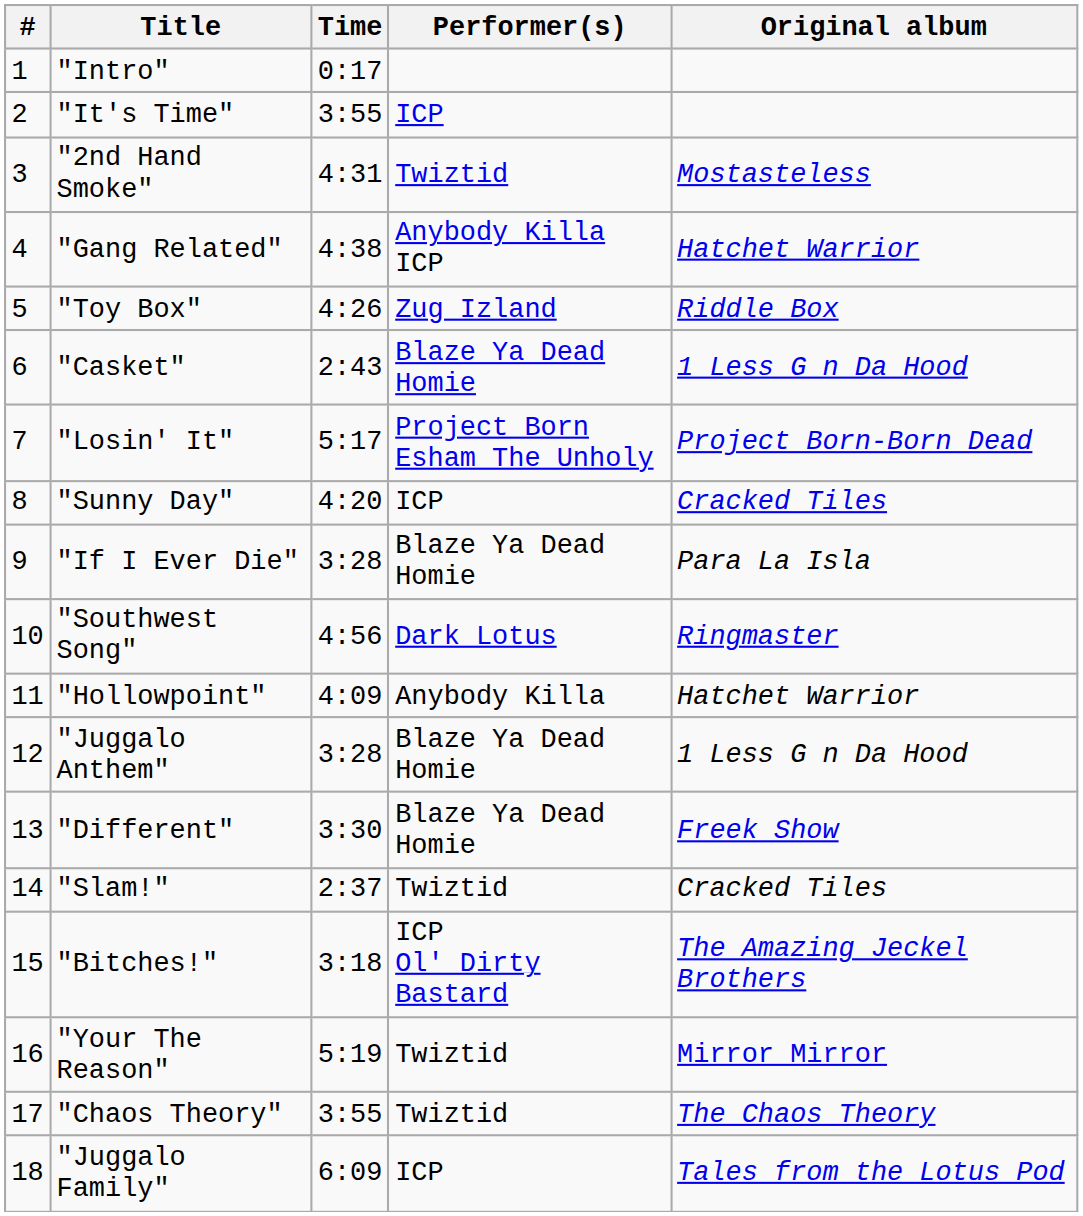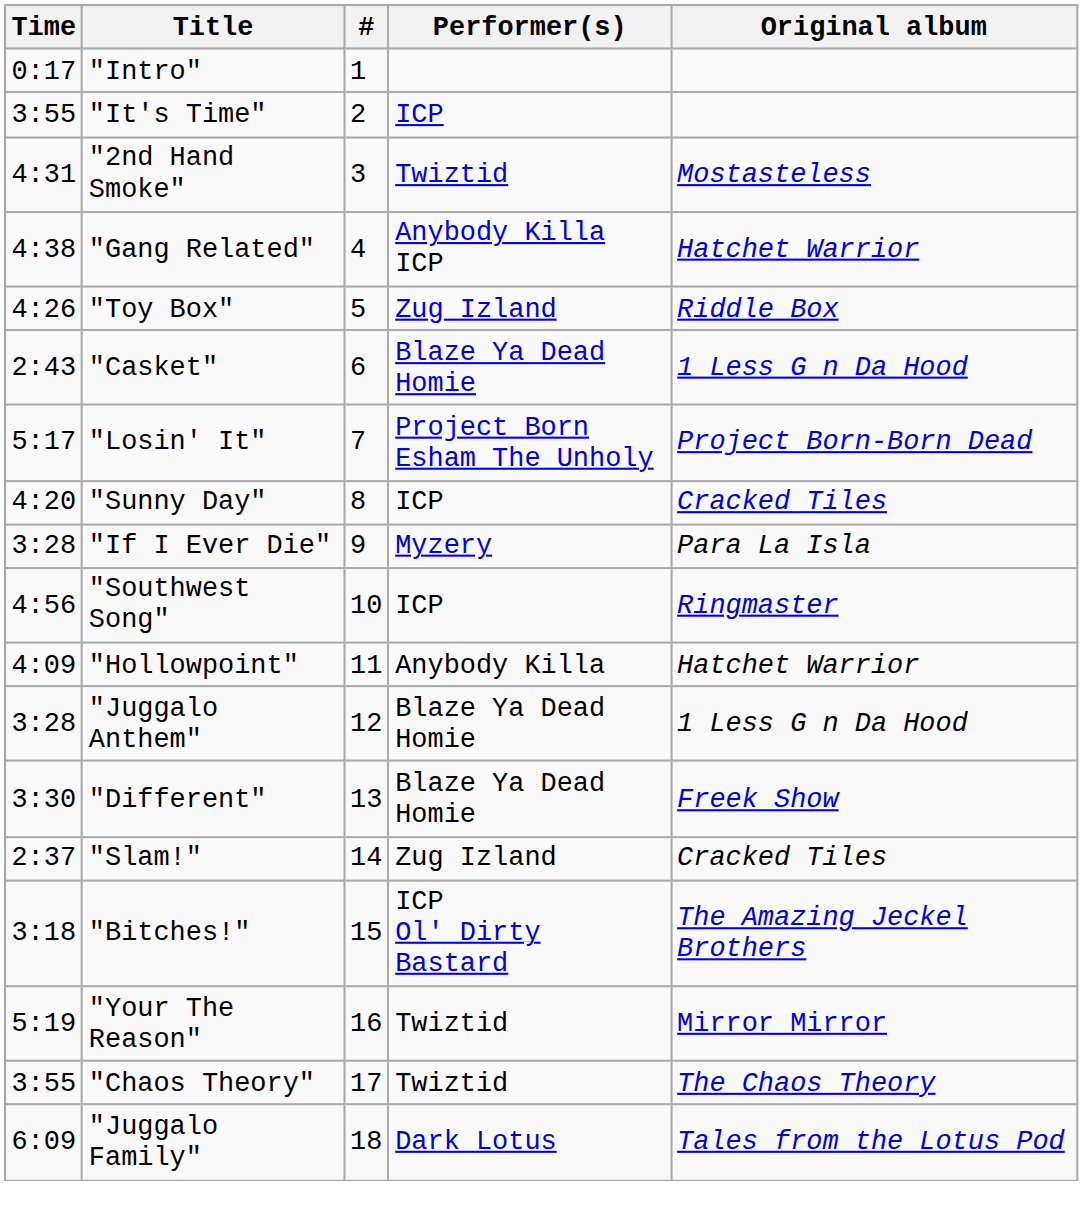columns swapped: (28, 27) <-> (350, 27)
(500, 561) Blaze Ya Dead Homie -> (444, 546) Myzery
(476, 636) Dark Lotus -> (419, 605) ICP
(452, 889) Twiztid -> (476, 858) Zug Izland
(419, 1173) ICP -> (476, 1142) Dark Lotus
